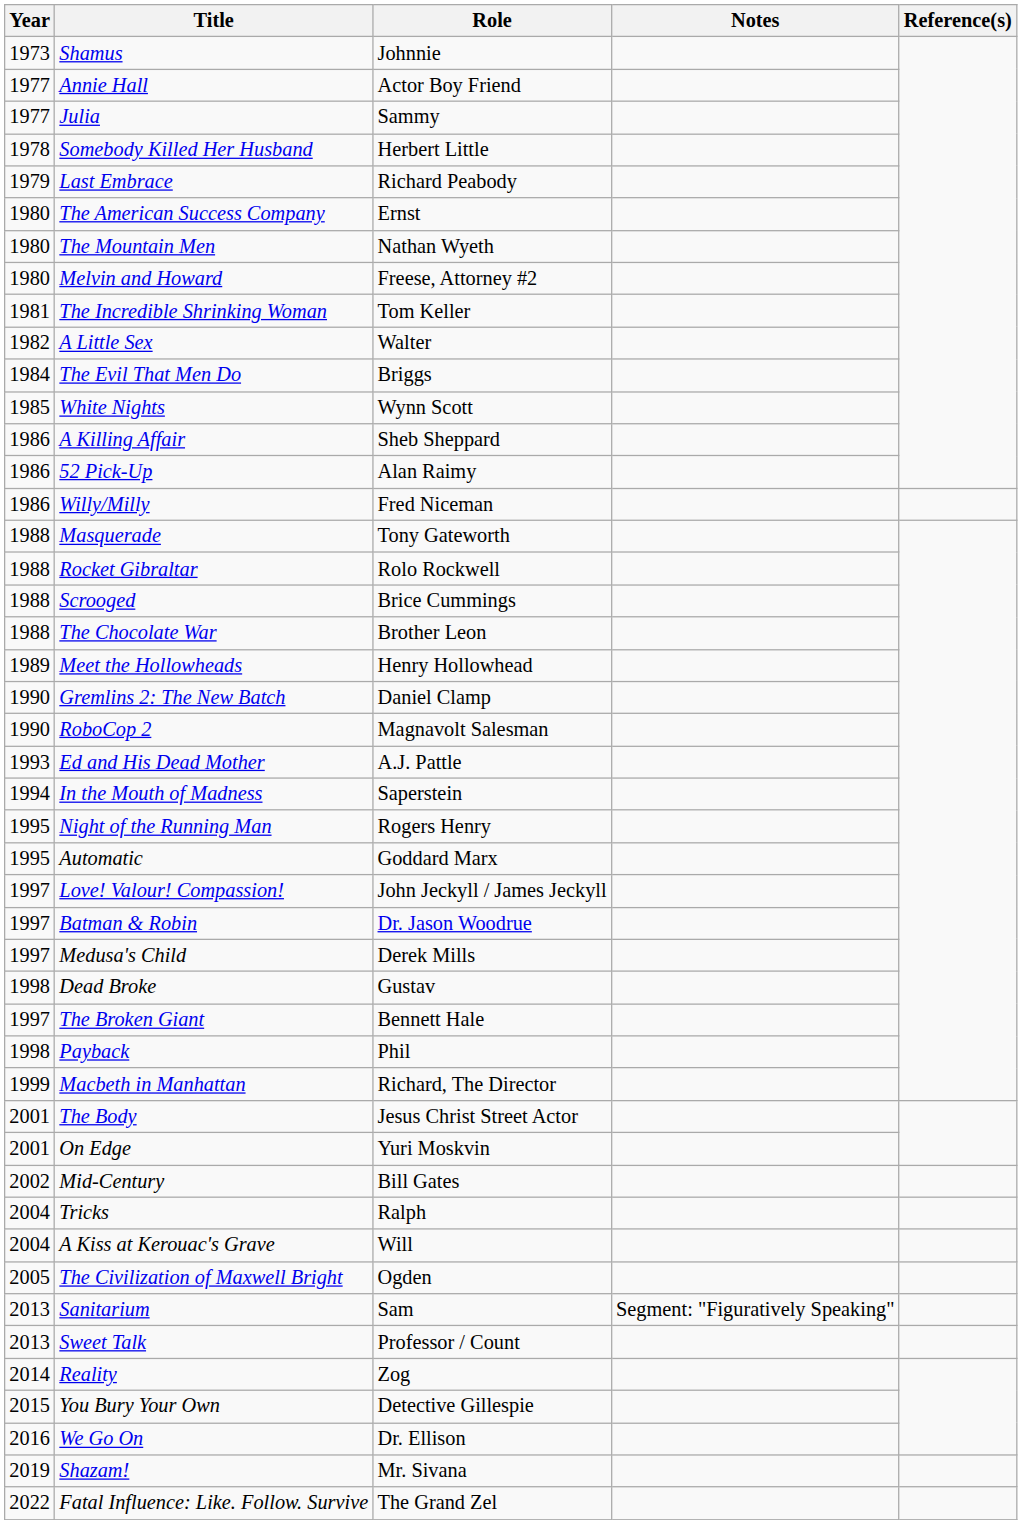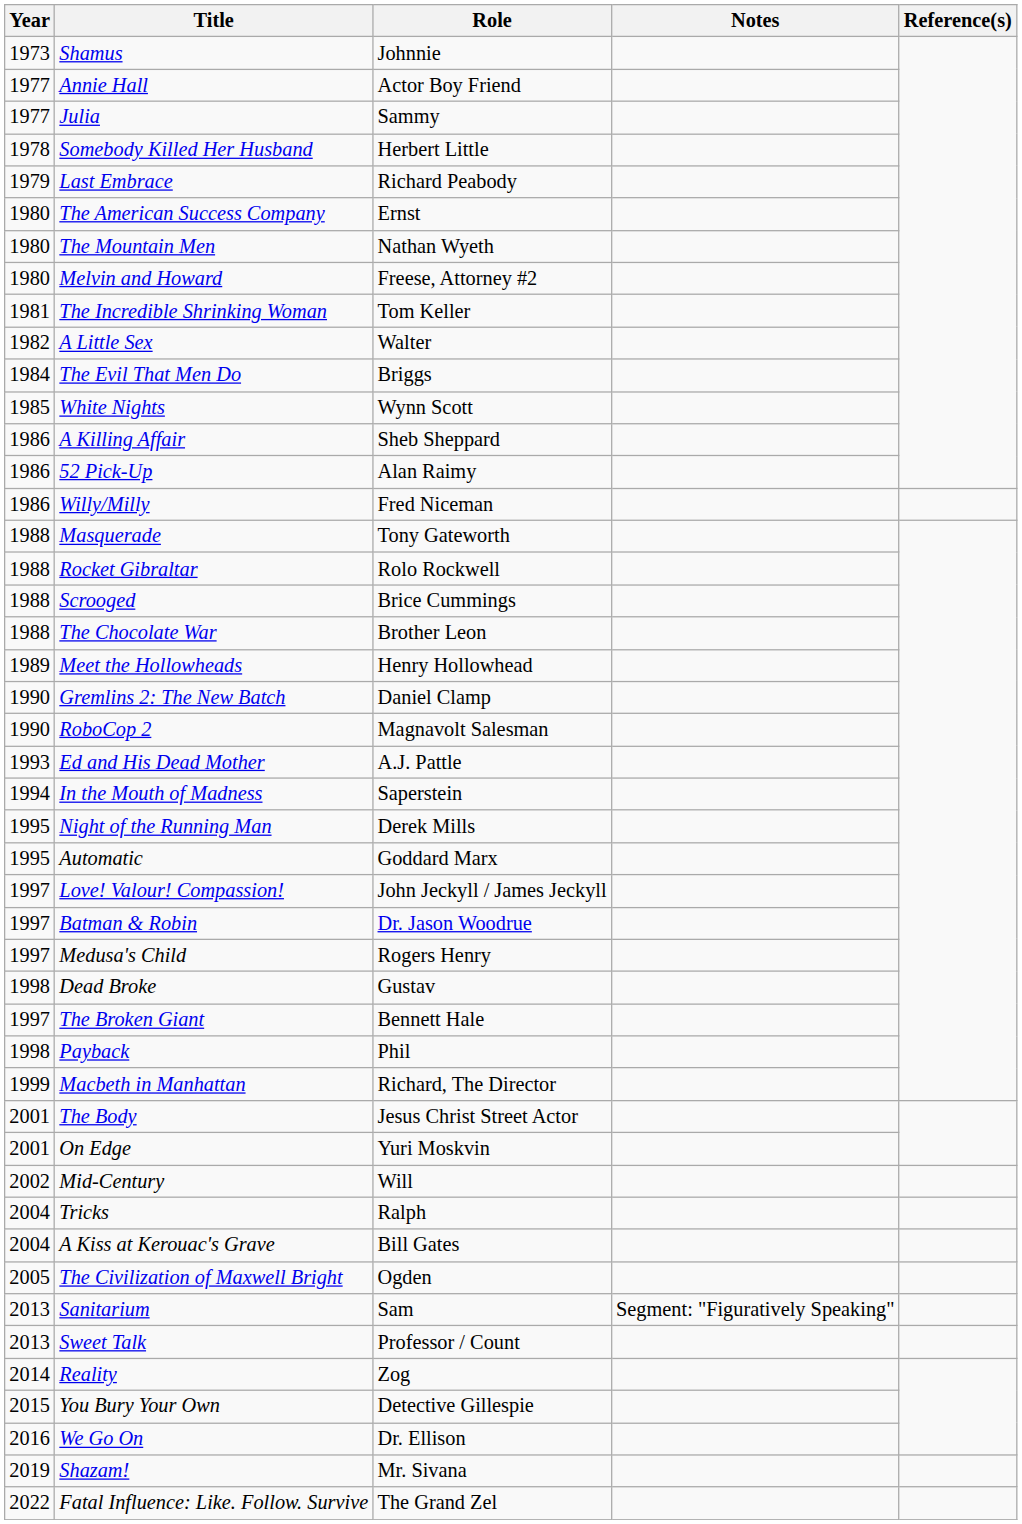(434, 826) Rogers Henry -> (426, 826) Derek Mills
(426, 955) Derek Mills -> (434, 955) Rogers Henry
(418, 1180) Bill Gates -> (395, 1180) Will
(395, 1245) Will -> (418, 1245) Bill Gates
